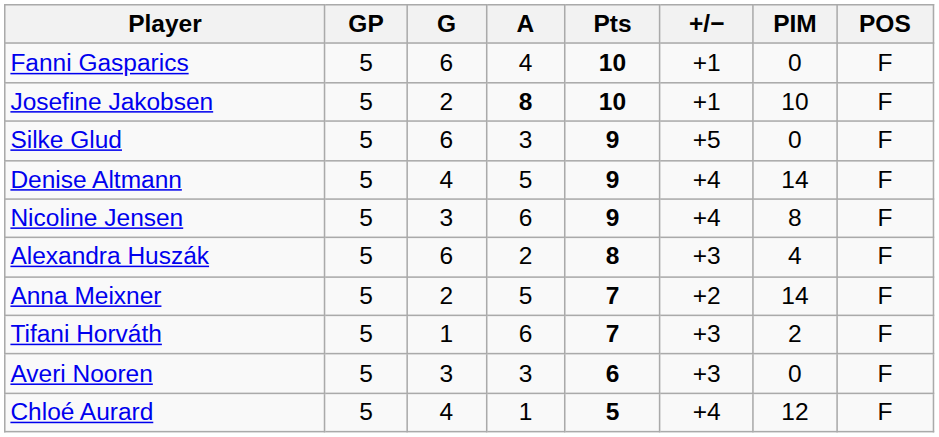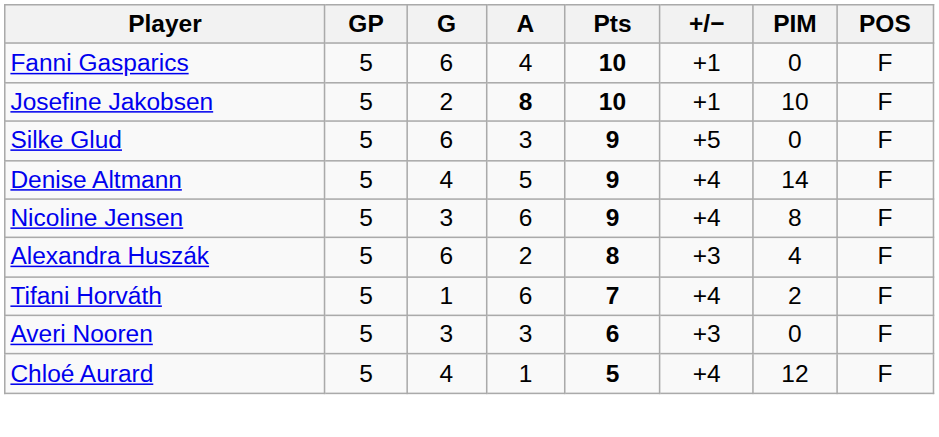- row: (86, 295)
(707, 334) +3 -> (707, 295) +4
